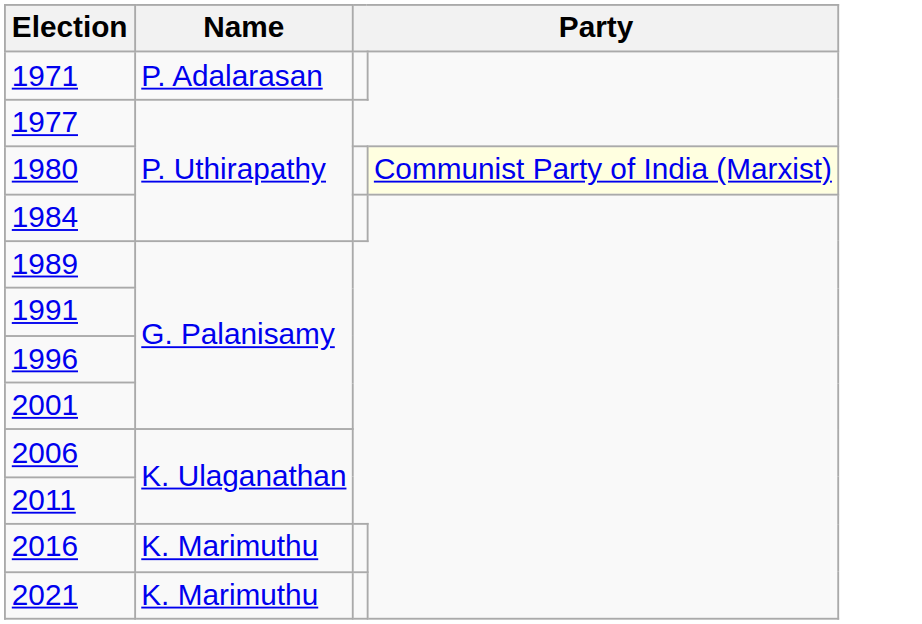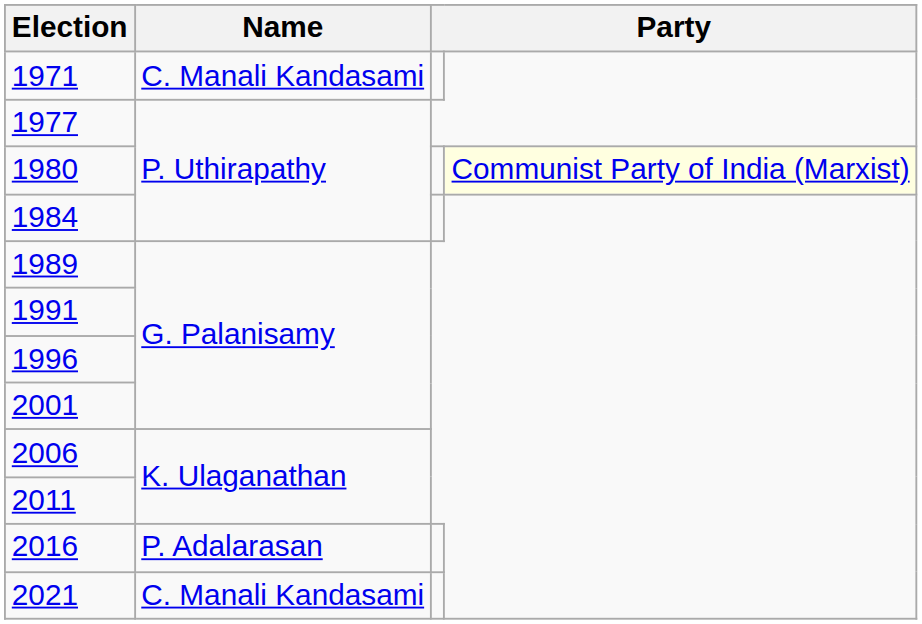(232, 75) P. Adalarasan -> (283, 75) C. Manali Kandasami
(230, 547) K. Marimuthu -> (232, 547) P. Adalarasan
(230, 594) K. Marimuthu -> (283, 594) C. Manali Kandasami
